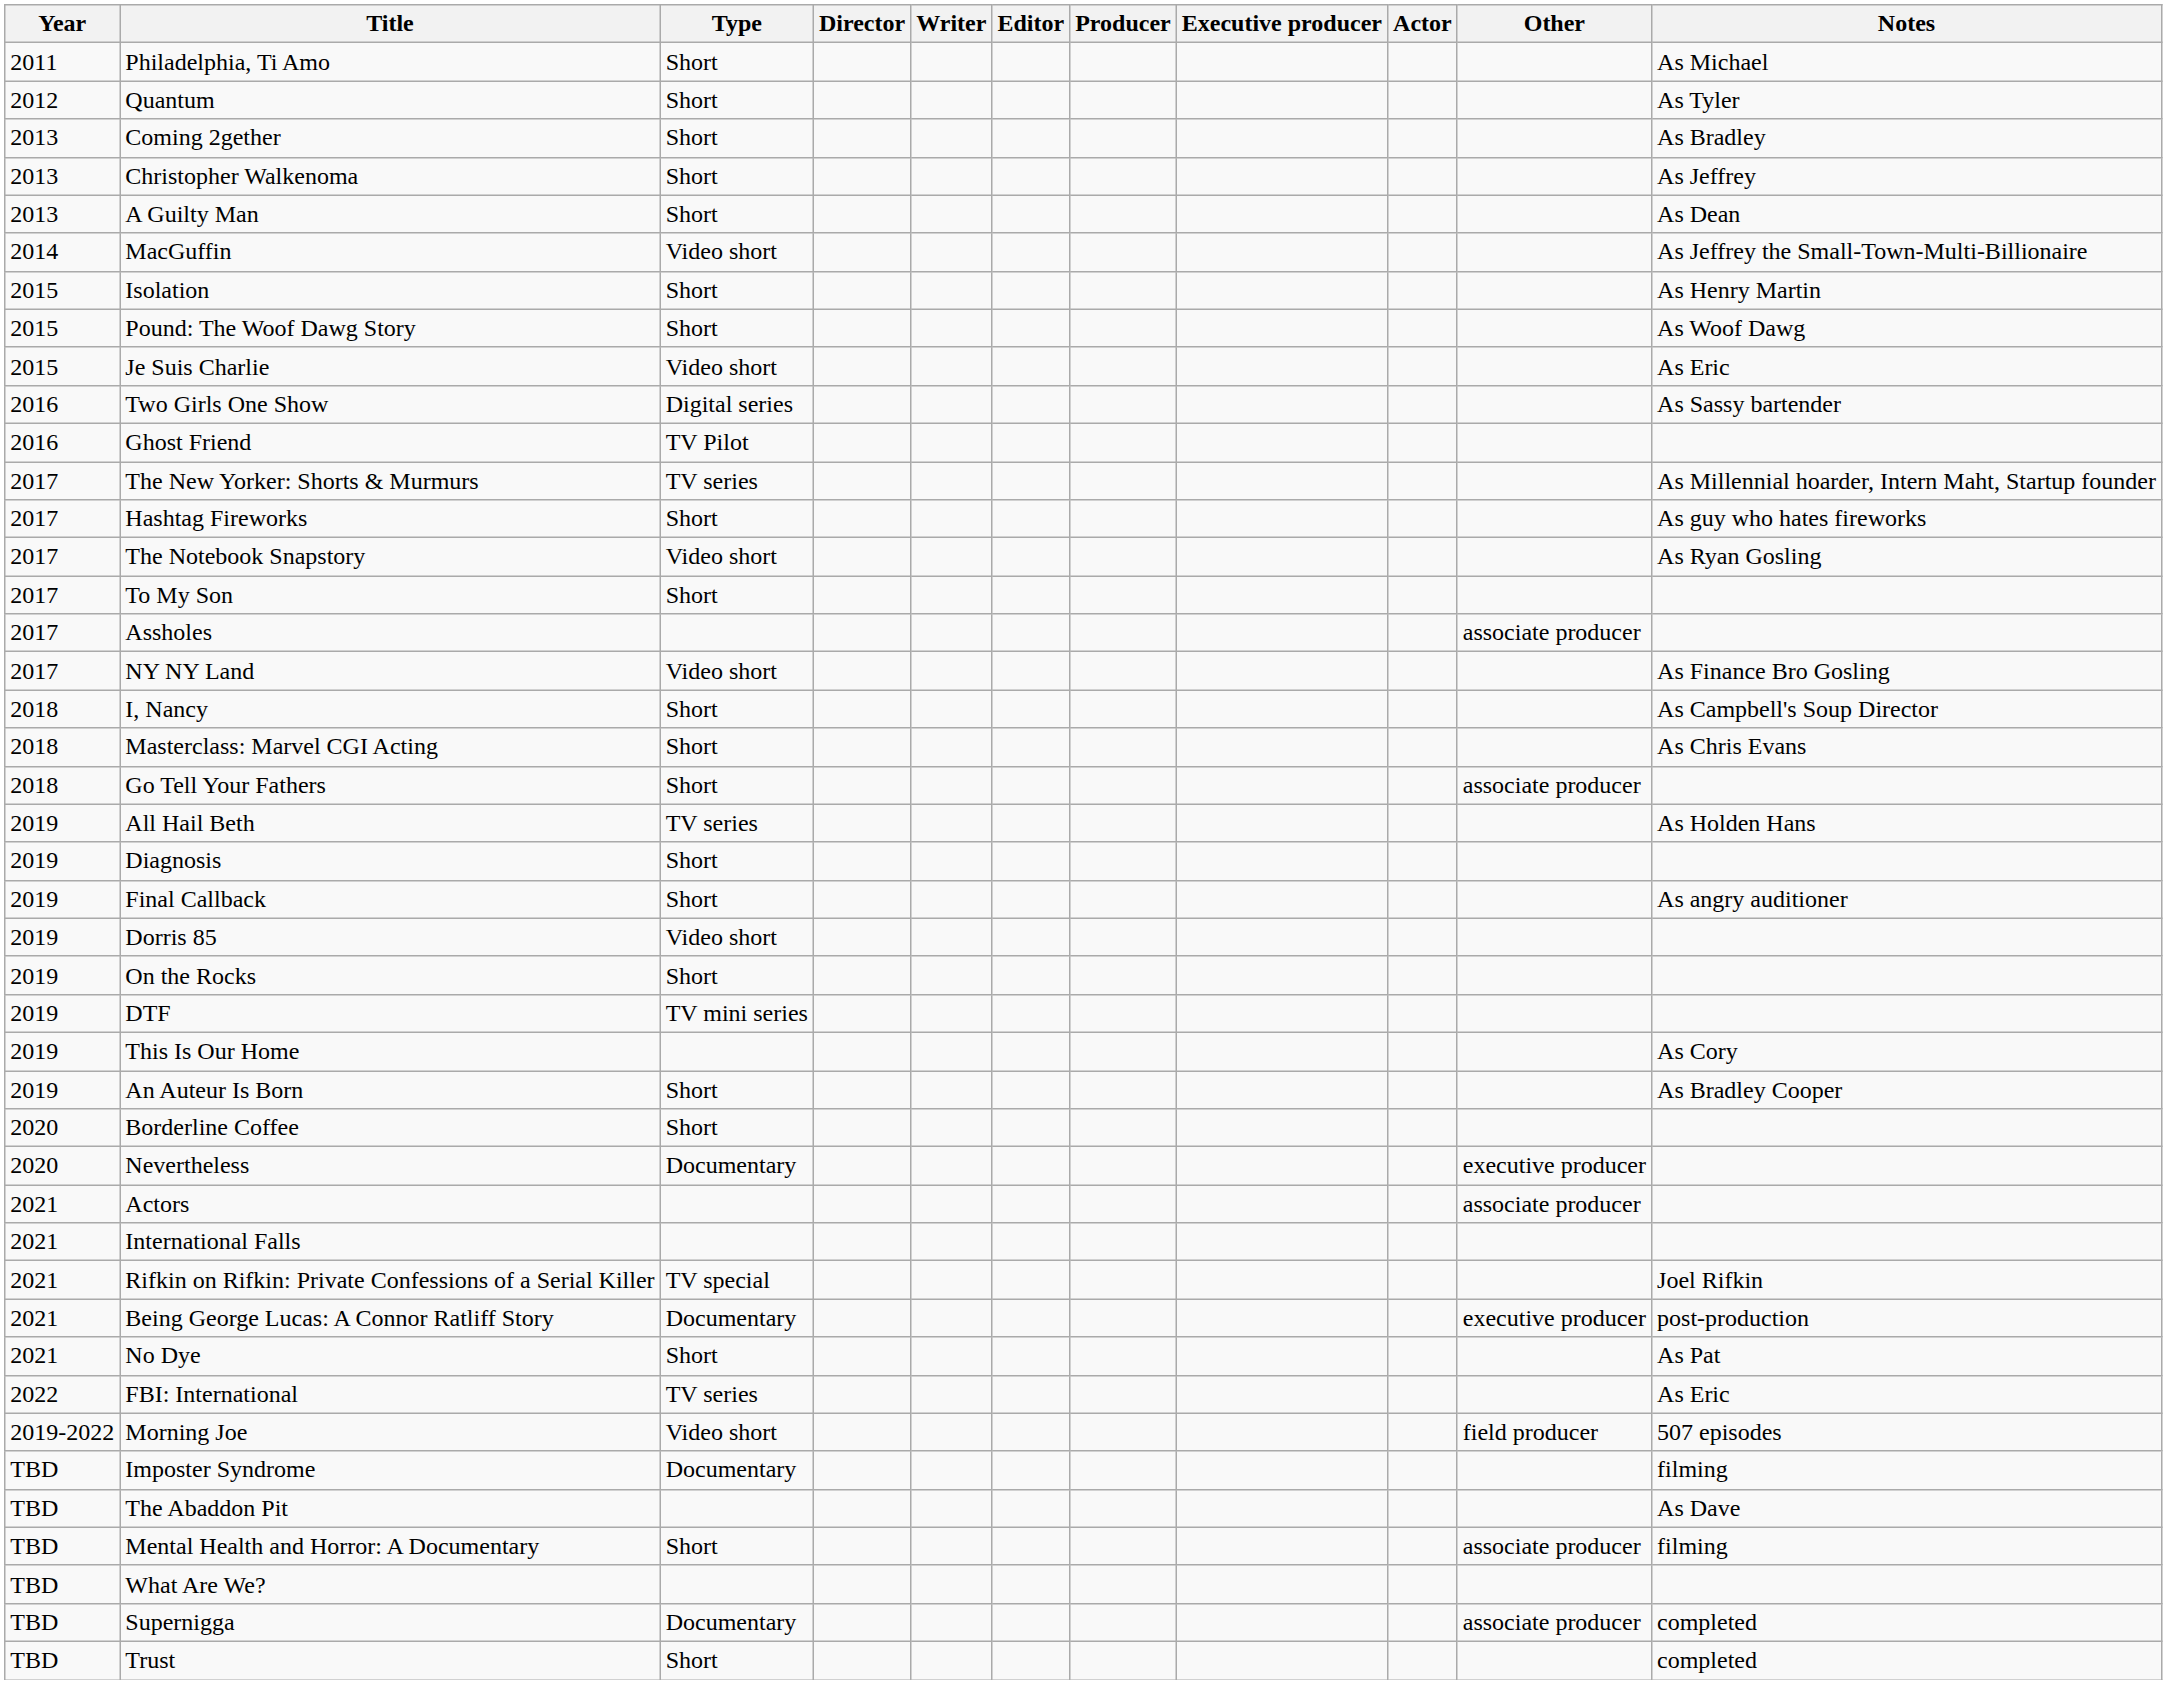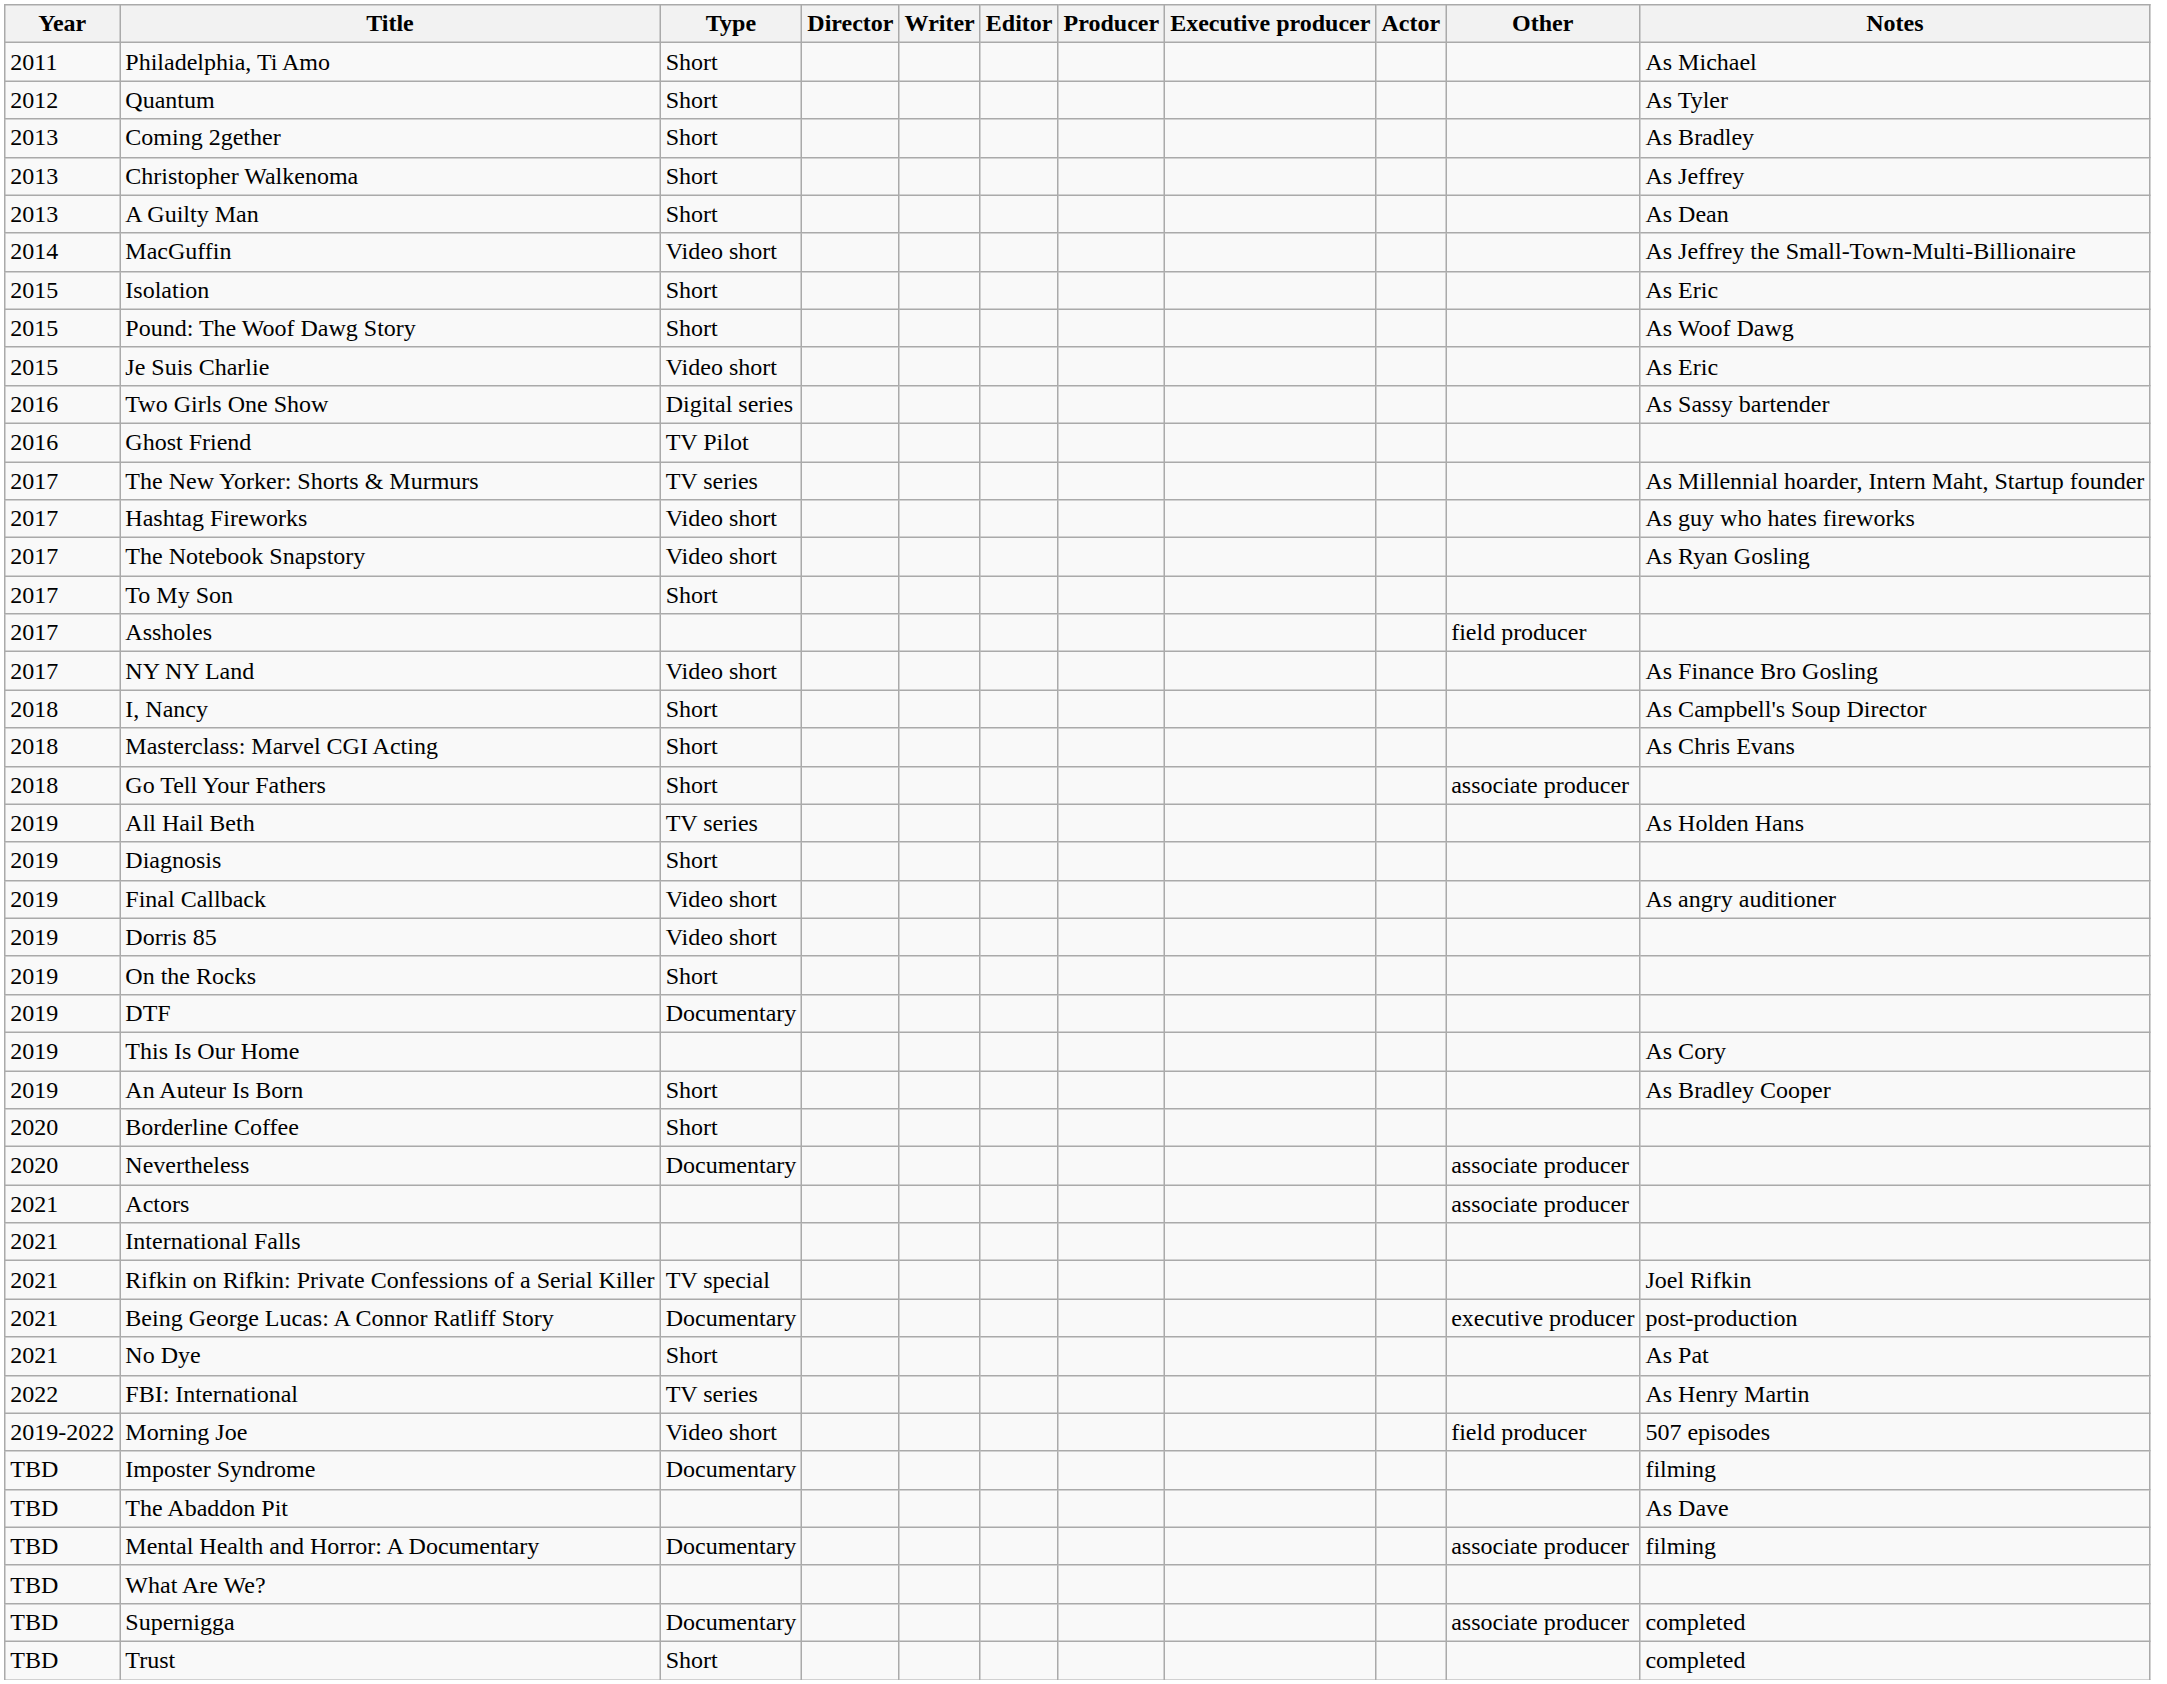(1739, 289) As Henry Martin -> (1682, 289) As Eric
(692, 518) Short -> (721, 518) Video short
(1552, 632) associate producer -> (1519, 632) field producer
(692, 898) Short -> (721, 898) Video short
(737, 1013) TV mini series -> (731, 1013) Documentary
(1554, 1165) executive producer -> (1540, 1165) associate producer
(1693, 1393) As Eric -> (1727, 1393) As Henry Martin
(692, 1546) Short -> (731, 1546) Documentary
